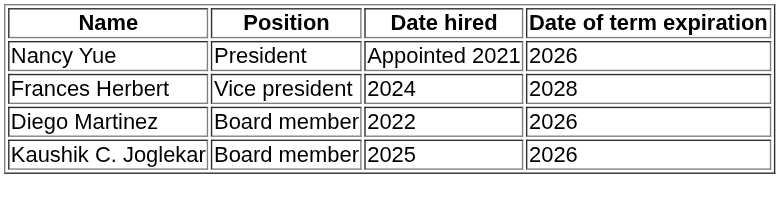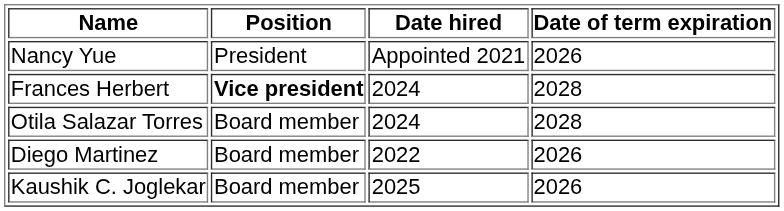(283, 88) normal -> (289, 88) bold
+ row: (107, 121)
